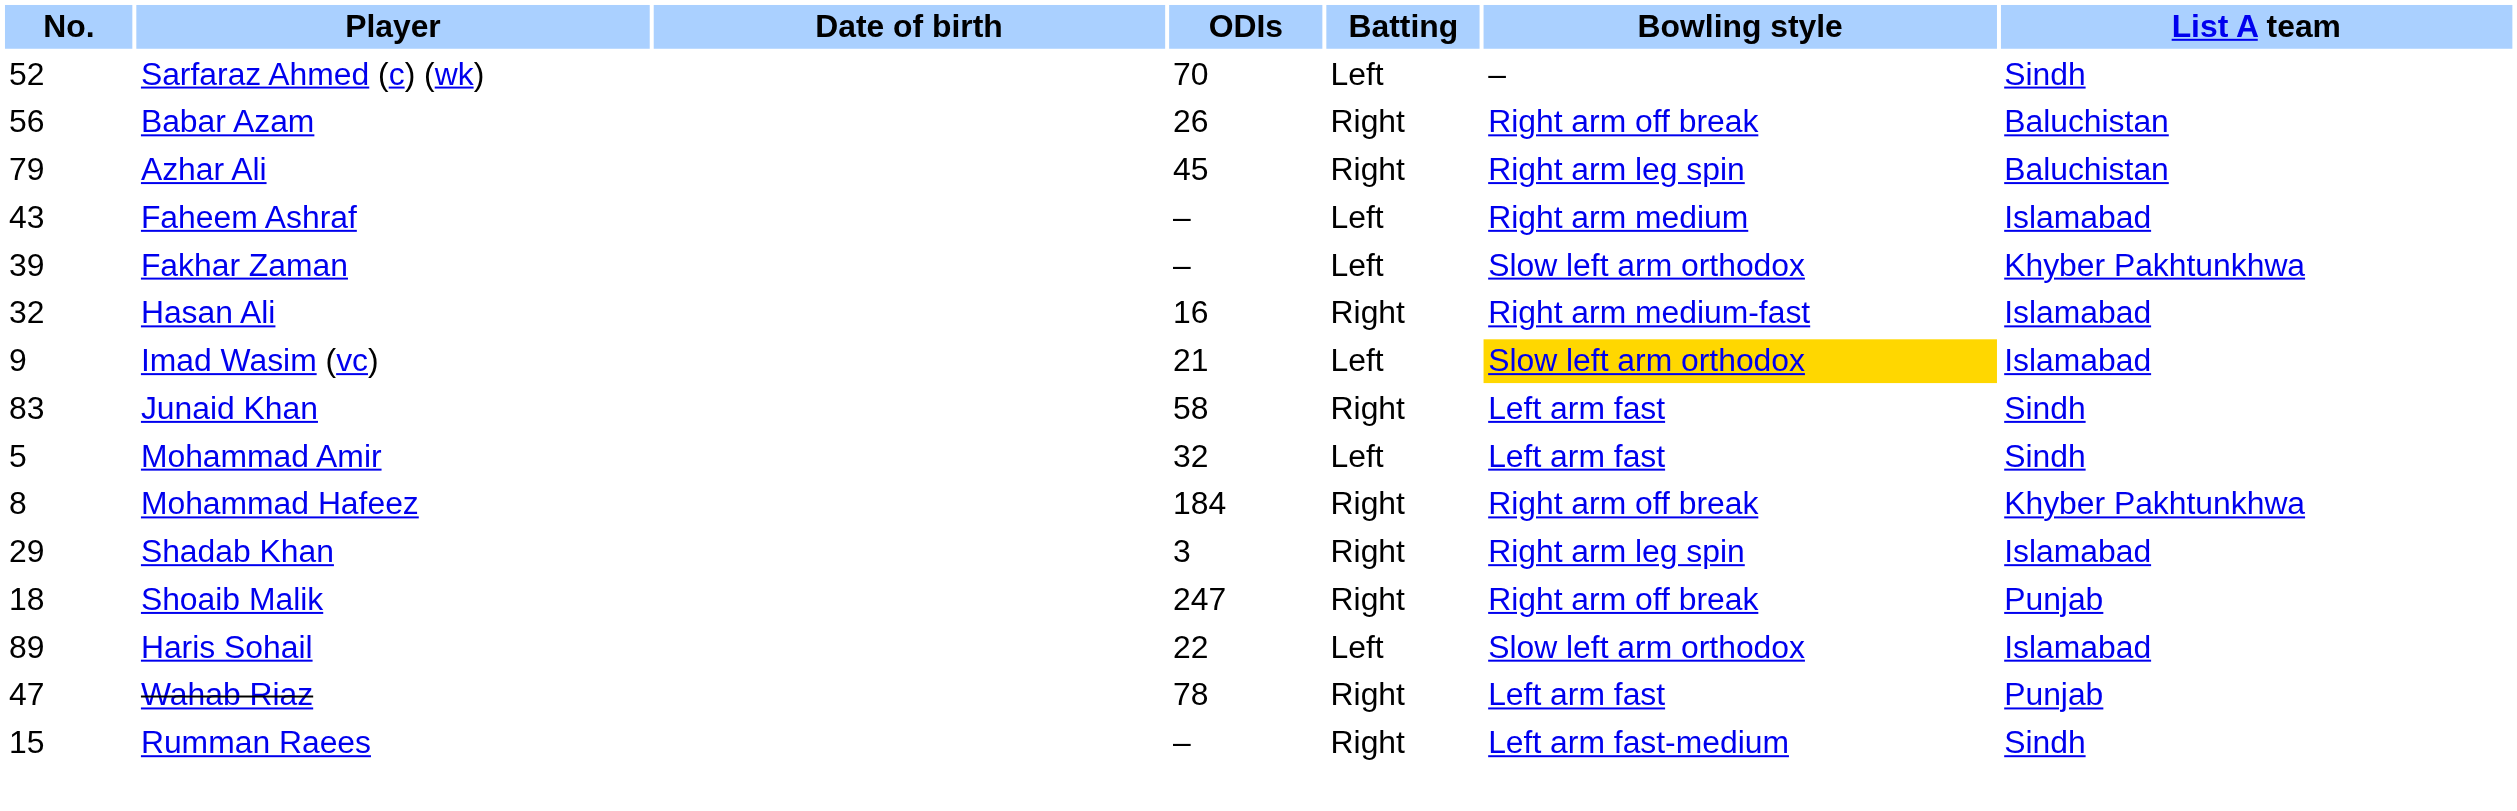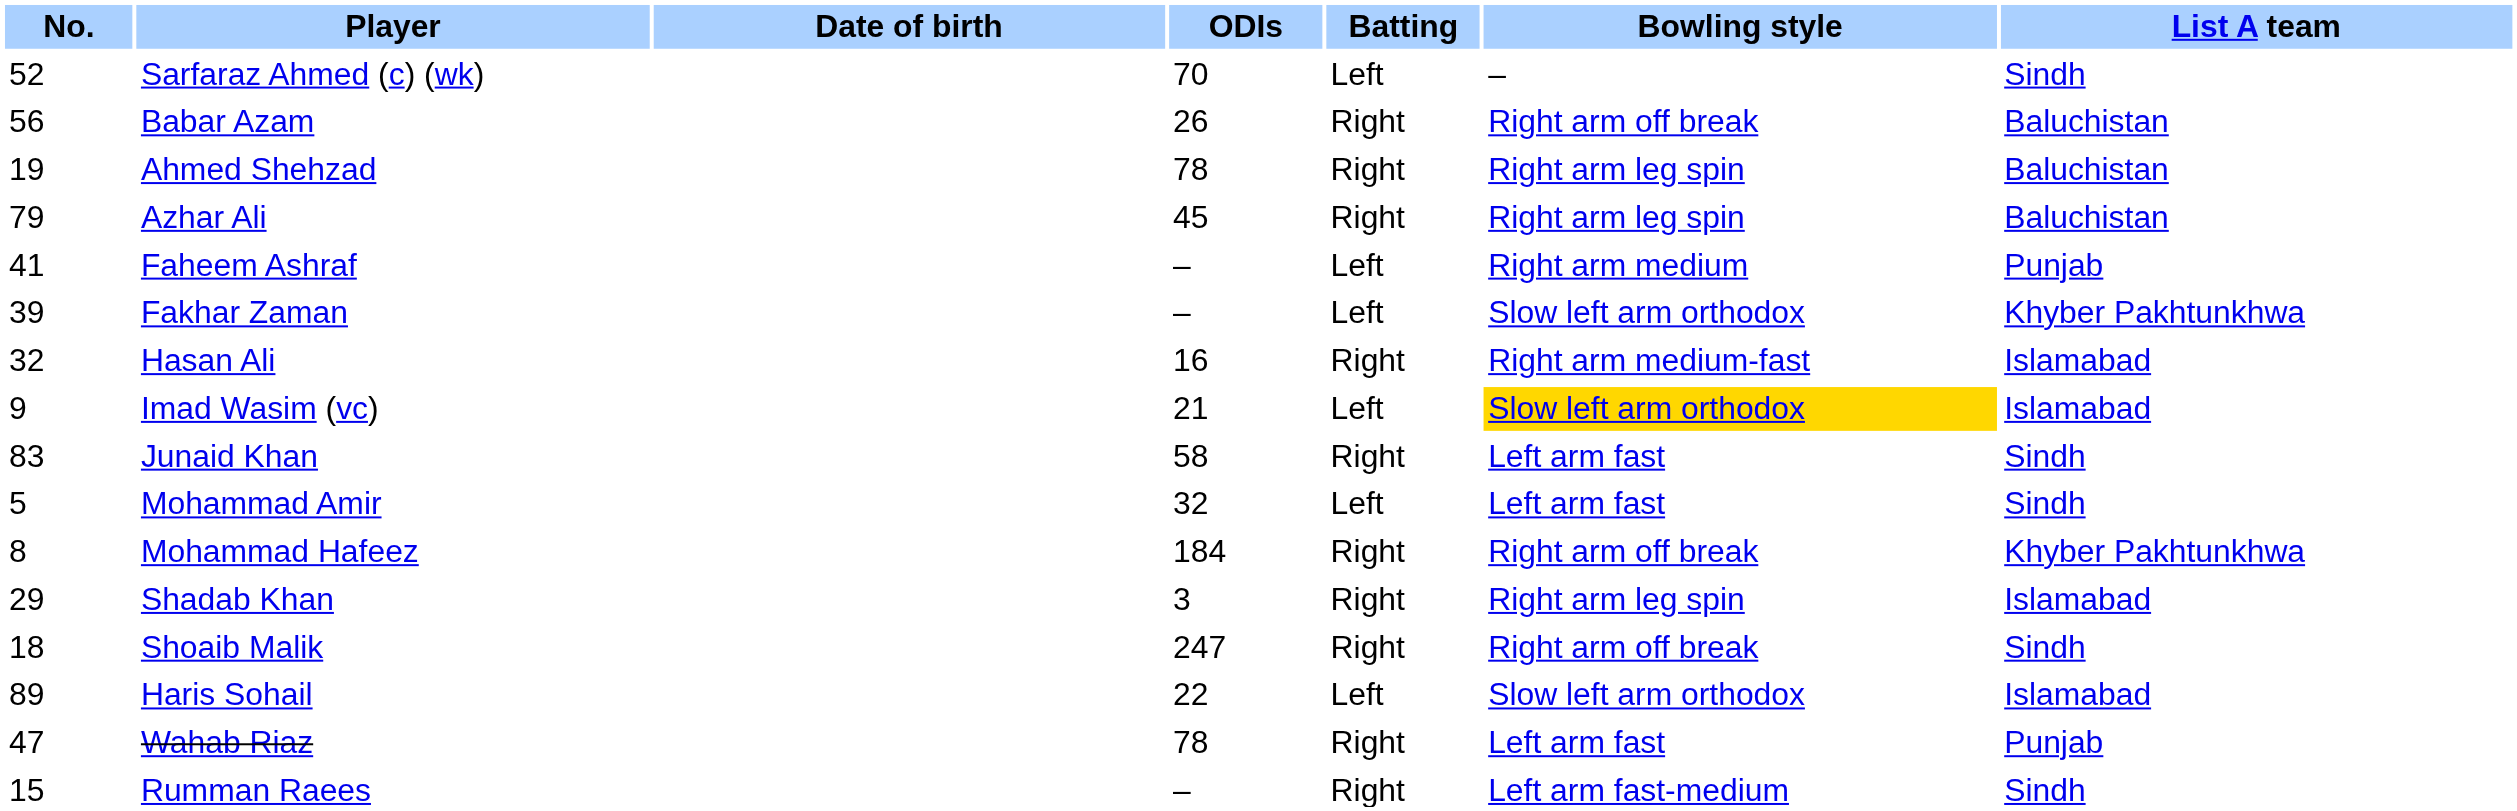+ row: (259, 169)
(27, 217) 43 -> (27, 265) 41
(2078, 217) Islamabad -> (2054, 265) Punjab
(2054, 599) Punjab -> (2045, 647) Sindh
